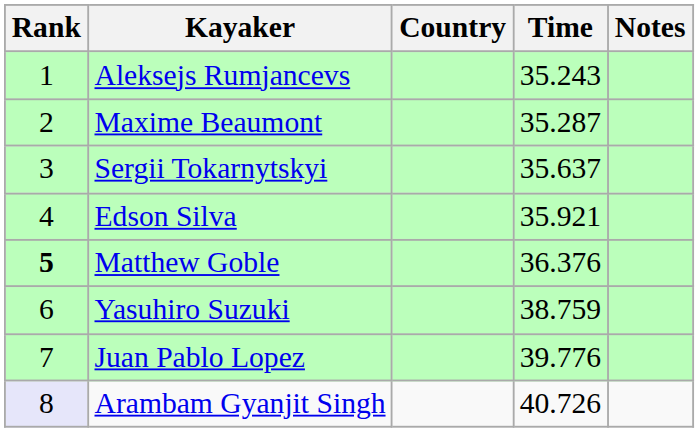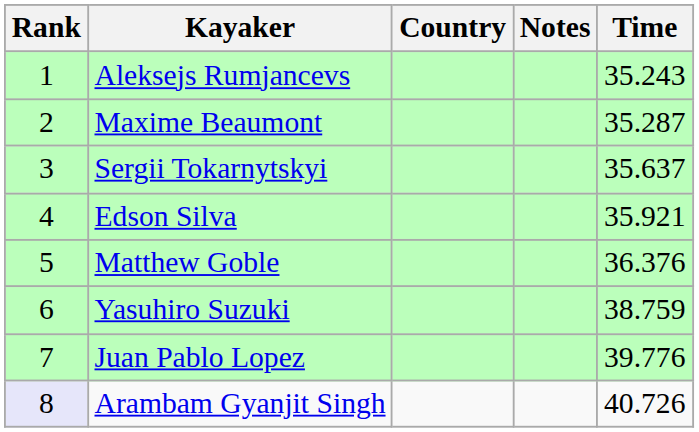columns swapped: (560, 27) <-> (650, 27)
(46, 262) bold -> (46, 262) normal
